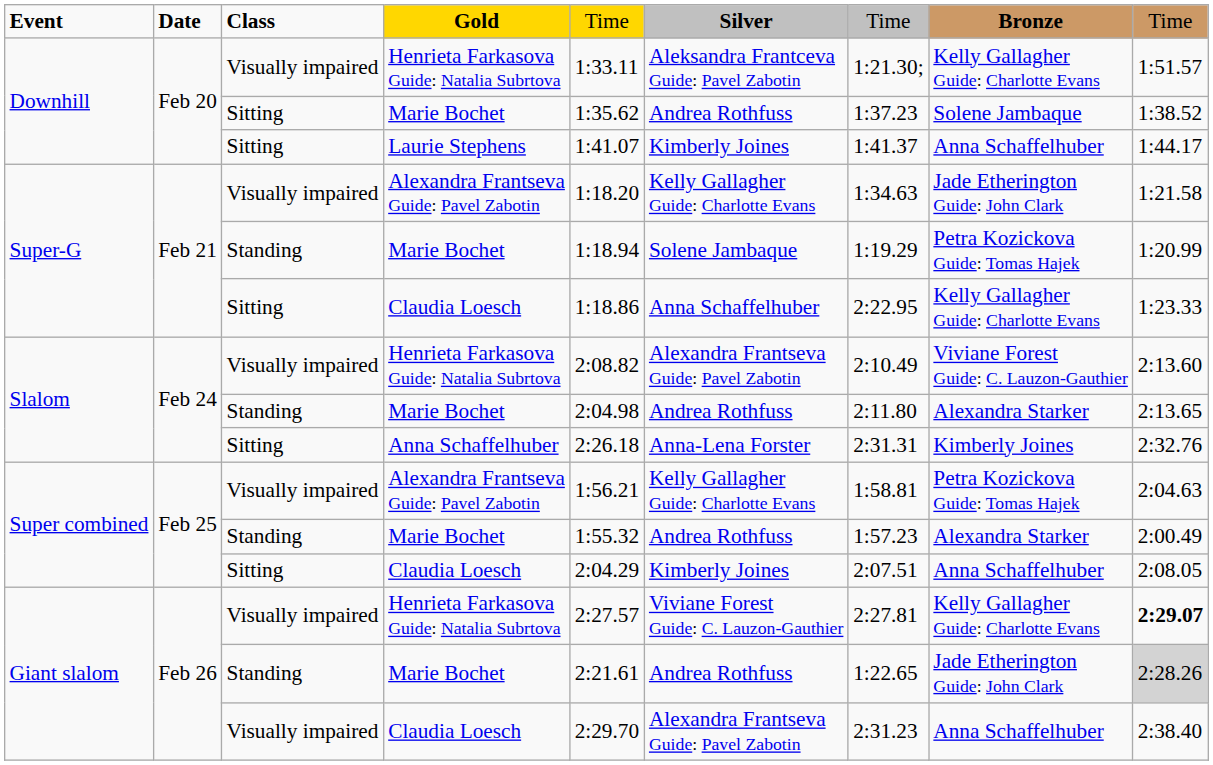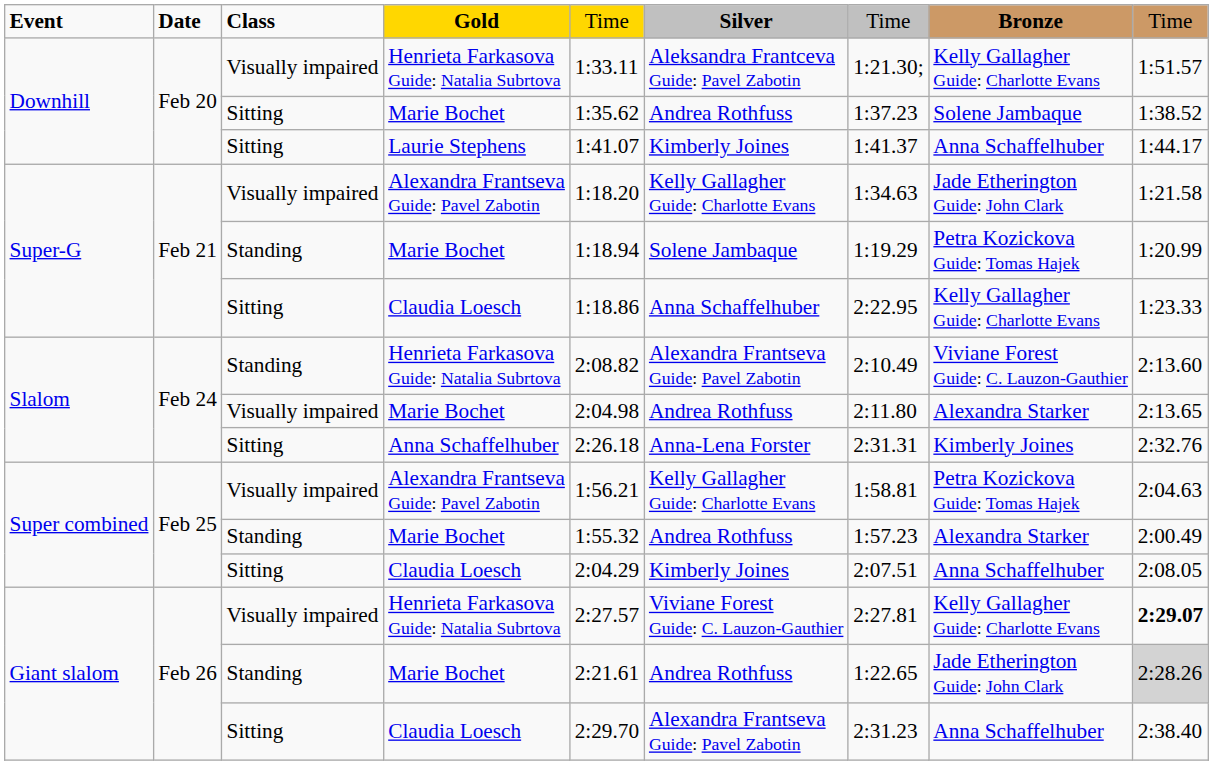(302, 365) Visually impaired -> (264, 365) Standing
(264, 411) Standing -> (302, 411) Visually impaired
(302, 731) Visually impaired -> (255, 731) Sitting
